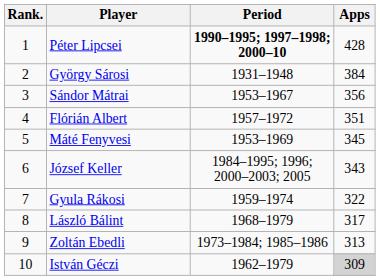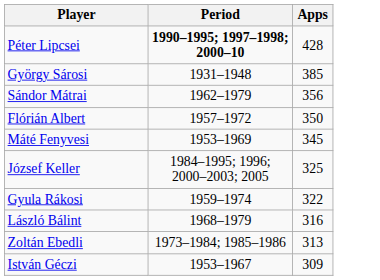- column: (25, 15)
(355, 74) 384 -> (313, 74) 385
(262, 96) 1953–1967 -> (220, 96) 1962–1979
(355, 118) 351 -> (313, 118) 350
(355, 169) 343 -> (313, 169) 325
(355, 220) 317 -> (313, 220) 316
(262, 264) 1962–1979 -> (220, 264) 1953–1967
(355, 264) lightgrey background -> (313, 264) no background
